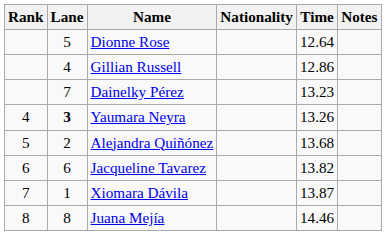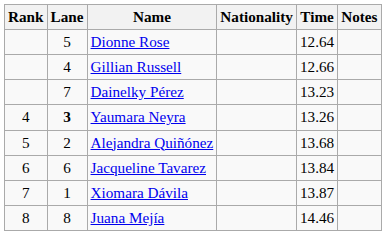(317, 67) 12.86 -> (317, 67) 12.66
(317, 167) 13.82 -> (317, 167) 13.84
